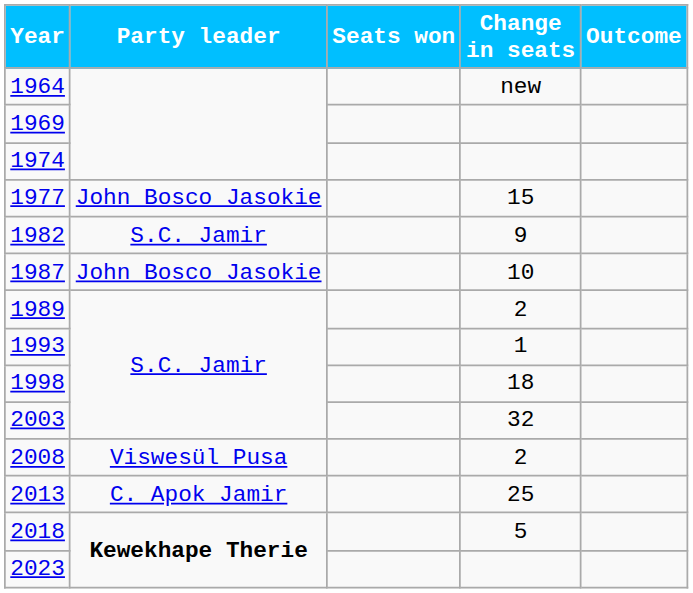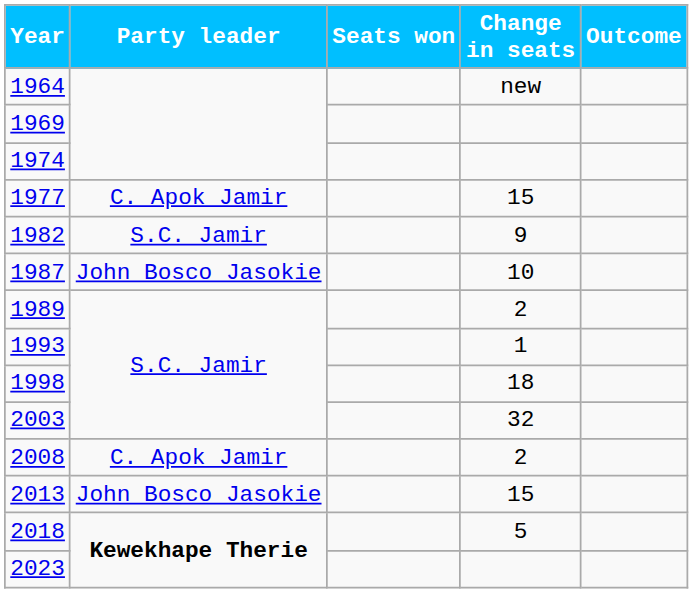(199, 198) John Bosco Jasokie -> (199, 198) C. Apok Jamir
(199, 458) Viswesül Pusa -> (199, 458) C. Apok Jamir
(199, 495) C. Apok Jamir -> (199, 495) John Bosco Jasokie
(521, 495) 25 -> (521, 495) 15
